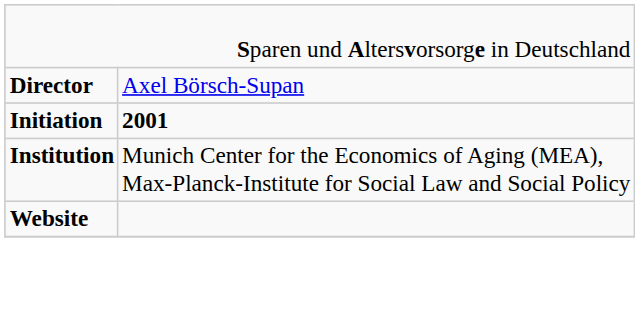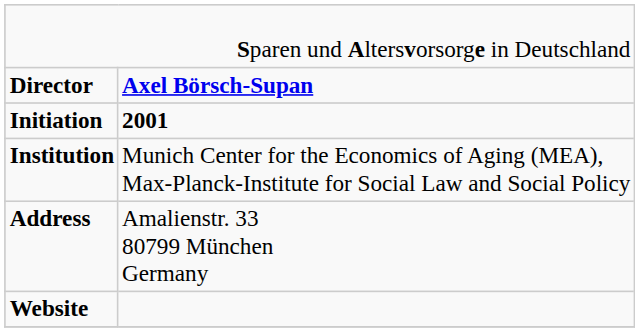(213, 85) normal -> (218, 85) bold
+ row: (50, 218)
